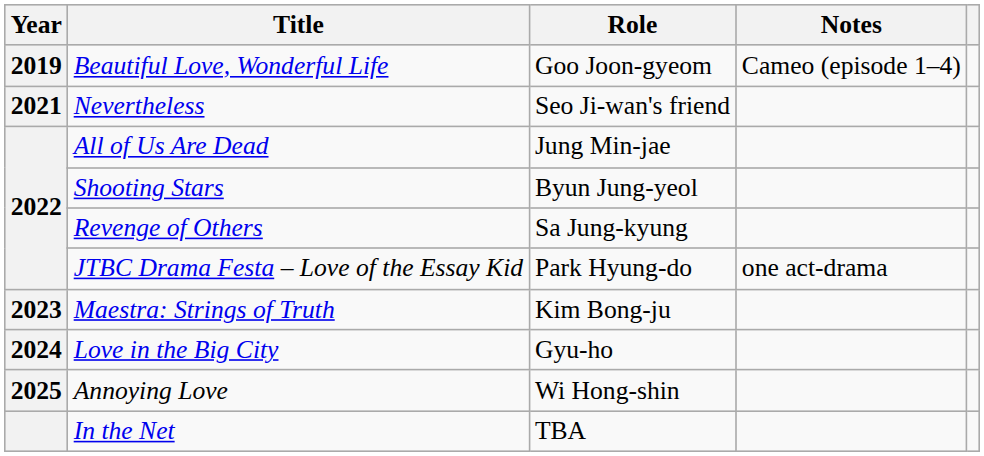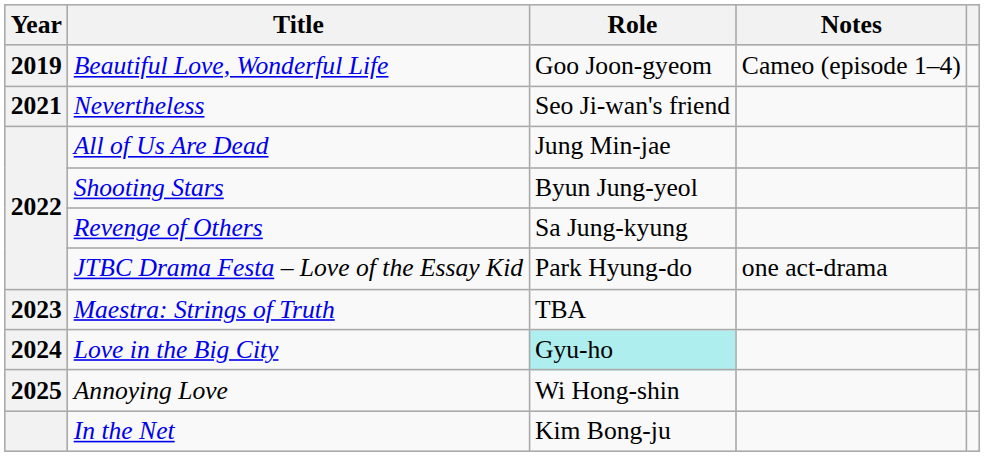(603, 308) Kim Bong-ju -> (561, 308) TBA
(574, 349) no background -> (574, 349) paleturquoise background
(561, 430) TBA -> (603, 430) Kim Bong-ju
